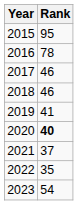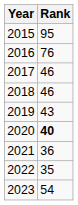(47, 53) 78 -> (47, 53) 76
(47, 111) 41 -> (47, 111) 43
(47, 151) 37 -> (47, 151) 36
